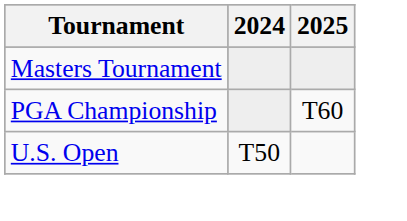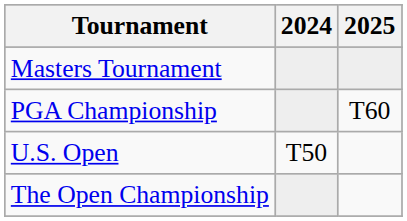+ row: (140, 195)
